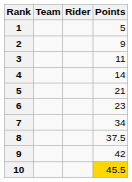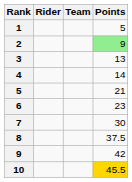columns swapped: (78, 12) <-> (48, 12)
(123, 43) no background -> (123, 43) lightgreen background
(120, 59) 11 -> (120, 59) 13
(120, 122) 34 -> (120, 122) 30
